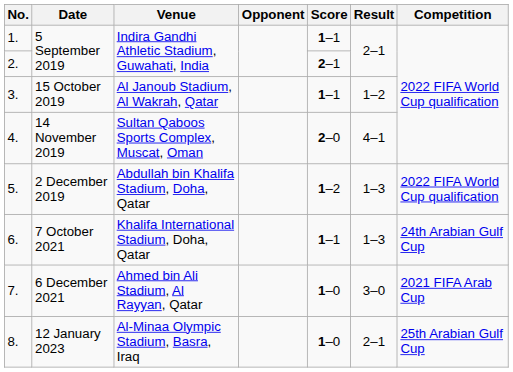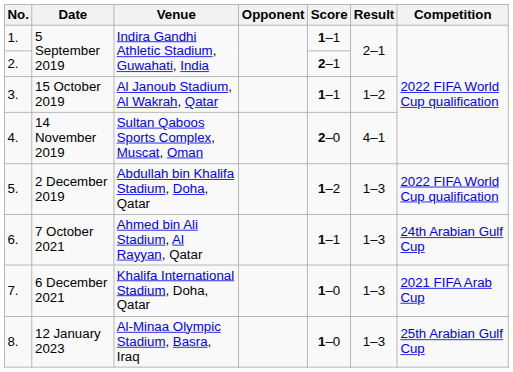(175, 239) Khalifa International Stadium, Doha, Qatar -> (160, 239) Ahmed bin Ali Stadium, Al Rayyan, Qatar
(160, 290) Ahmed bin Ali Stadium, Al Rayyan, Qatar -> (175, 290) Khalifa International Stadium, Doha, Qatar
(374, 290) 3–0 -> (374, 290) 1–3
(374, 341) 2–1 -> (374, 341) 1–3
